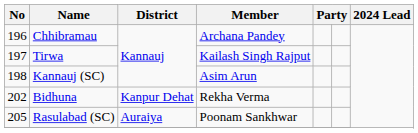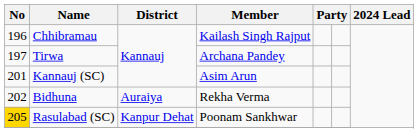(242, 35) Archana Pandey -> (255, 35) Kailash Singh Rajput
(255, 55) Kailash Singh Rajput -> (242, 55) Archana Pandey
(17, 76) 198 -> (17, 76) 201
(157, 96) Kanpur Dehat -> (141, 96) Auraiya
(17, 117) no background -> (17, 117) gold background
(141, 117) Auraiya -> (157, 117) Kanpur Dehat
